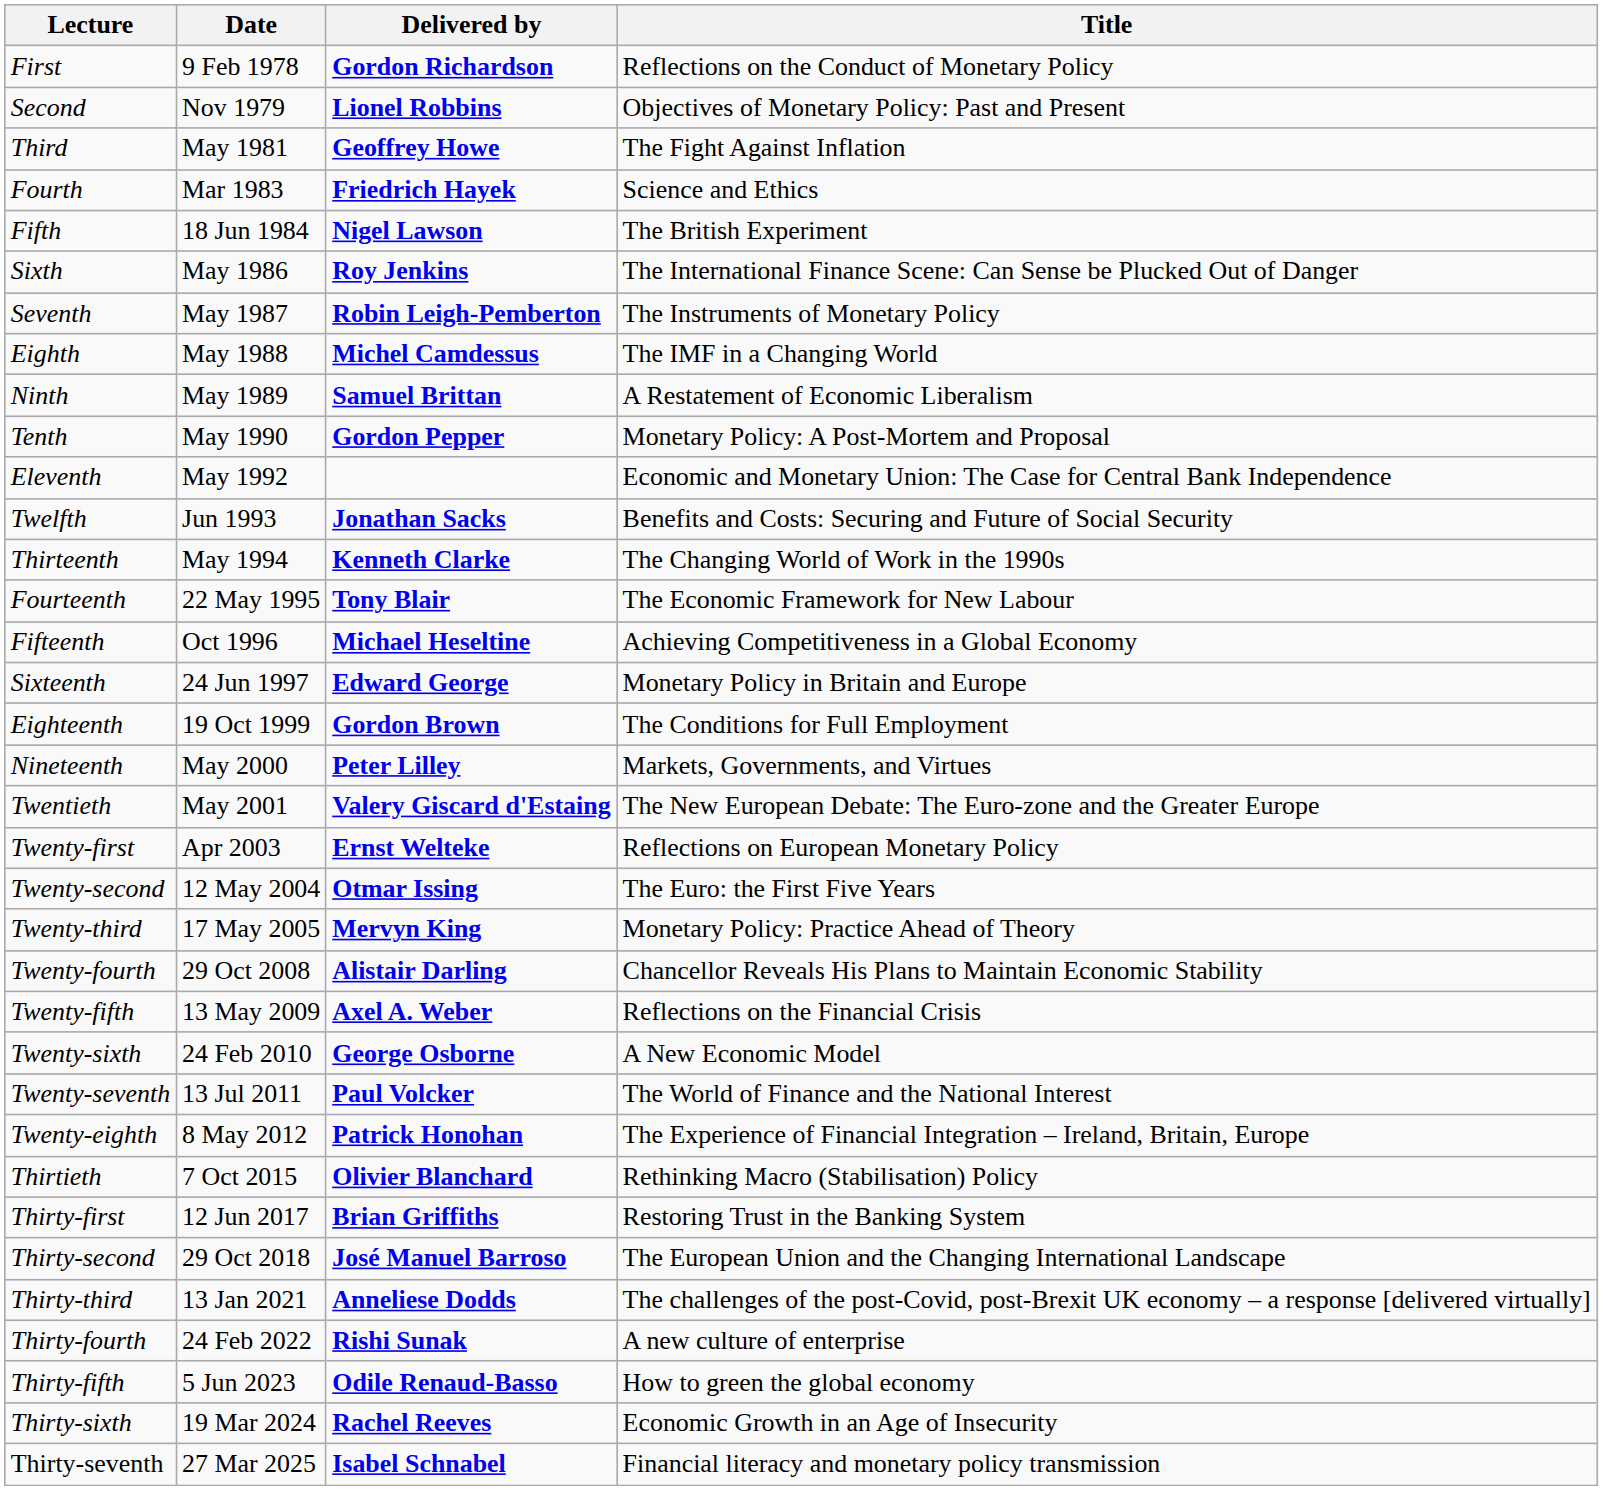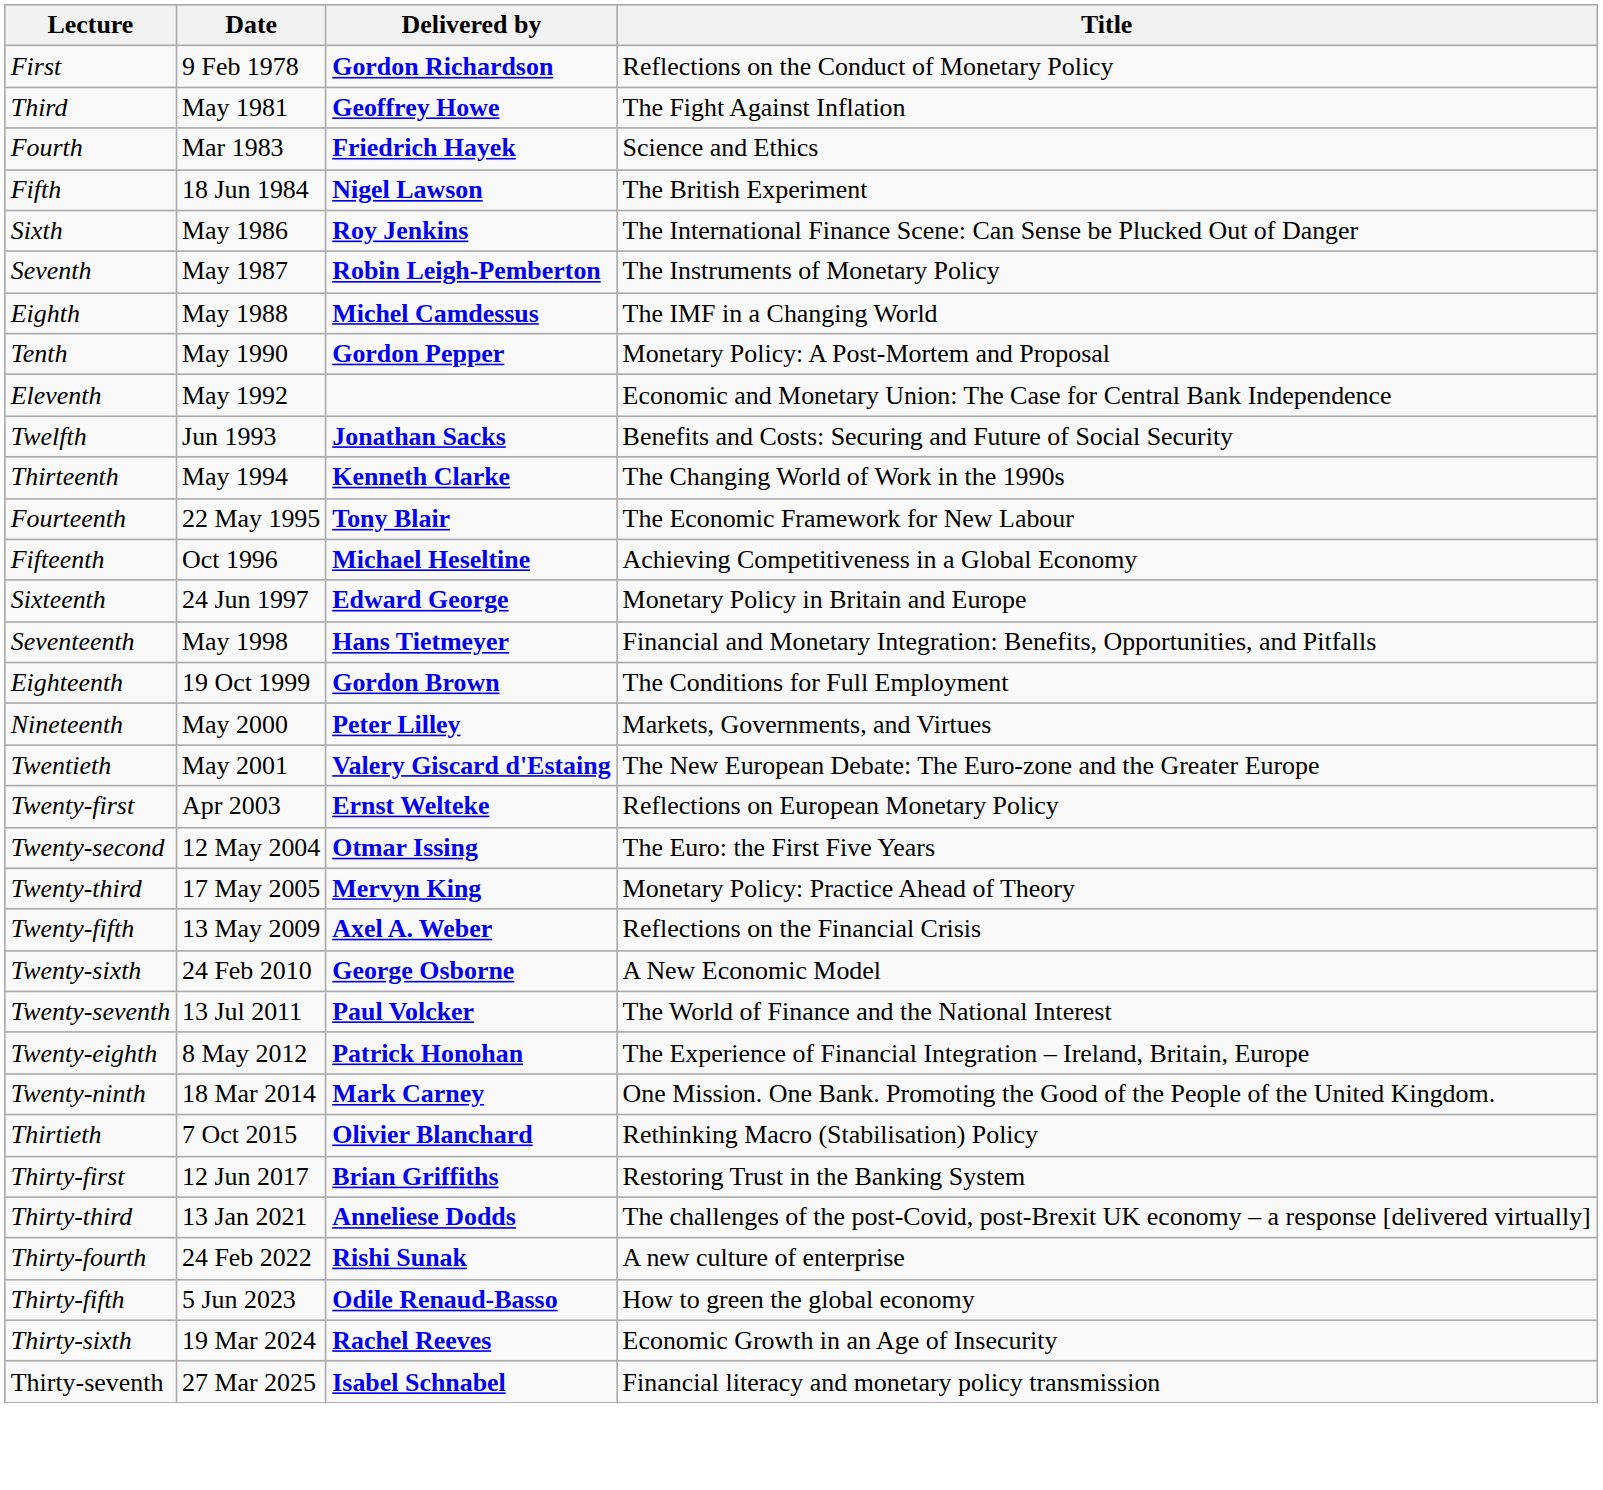- row: (48, 107)
- row: (40, 395)
+ row: (73, 641)
- row: (83, 970)
+ row: (78, 1093)
- row: (83, 1258)
